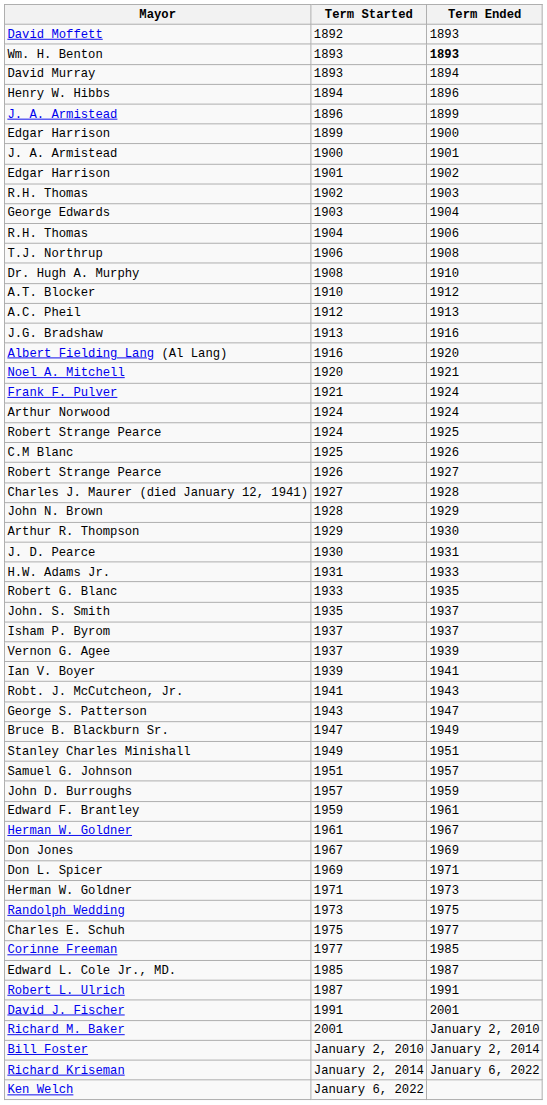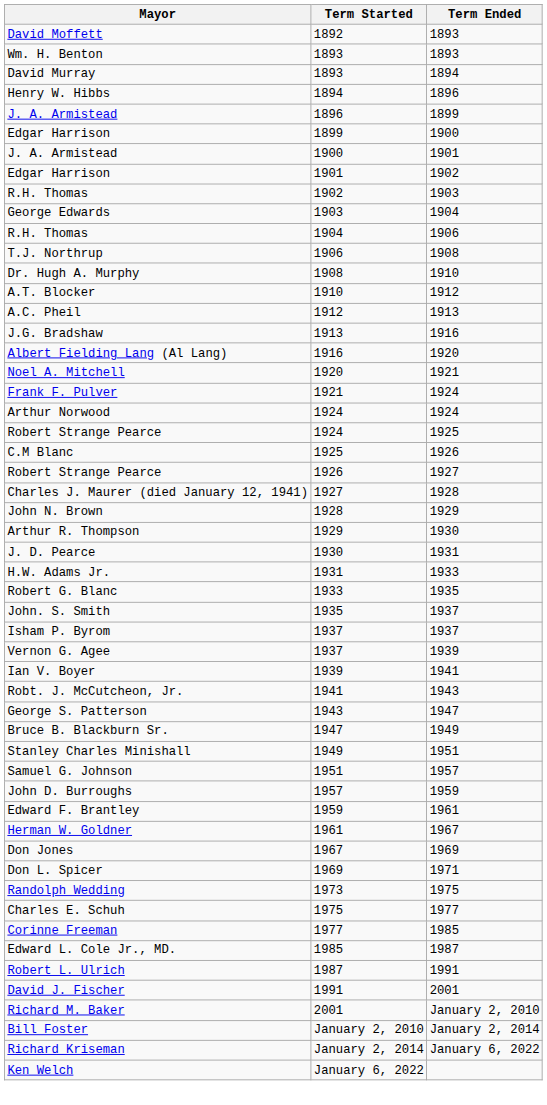(444, 54) bold -> (444, 54) normal
- row: (70, 891)
